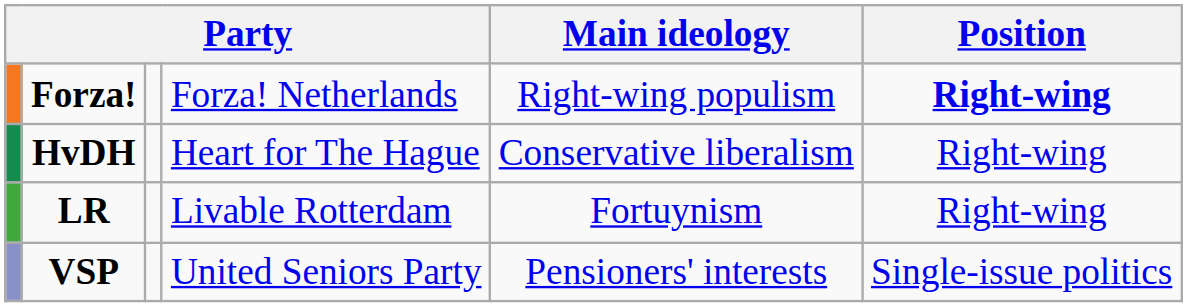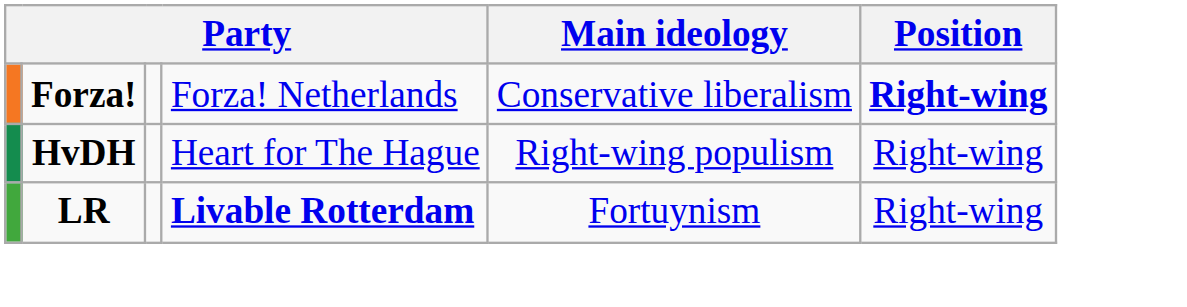(676, 93) Right-wing populism -> (674, 93) Conservative liberalism
(676, 152) Conservative liberalism -> (674, 152) Right-wing populism
(311, 211) normal -> (323, 211) bold
- row: (84, 270)
